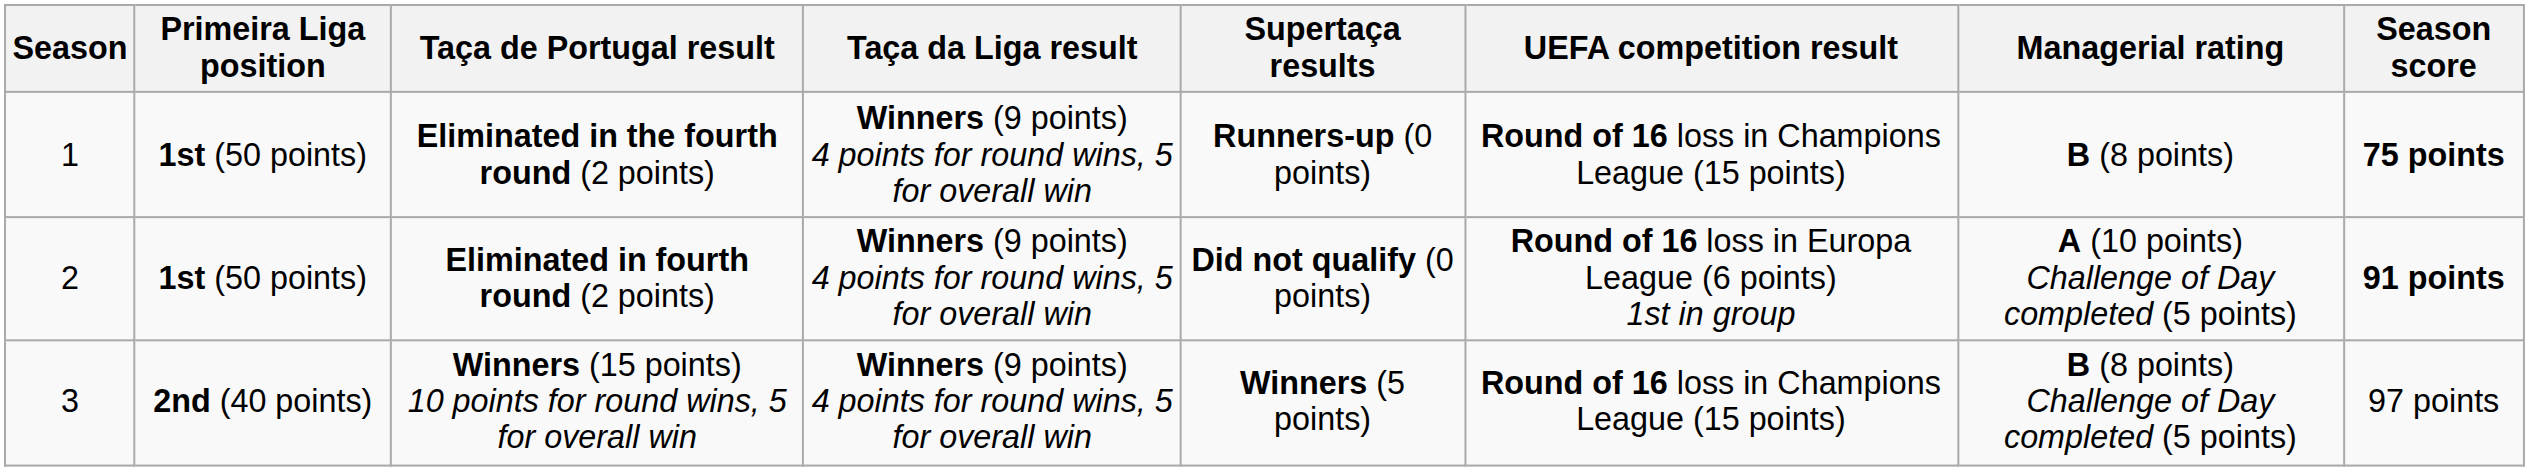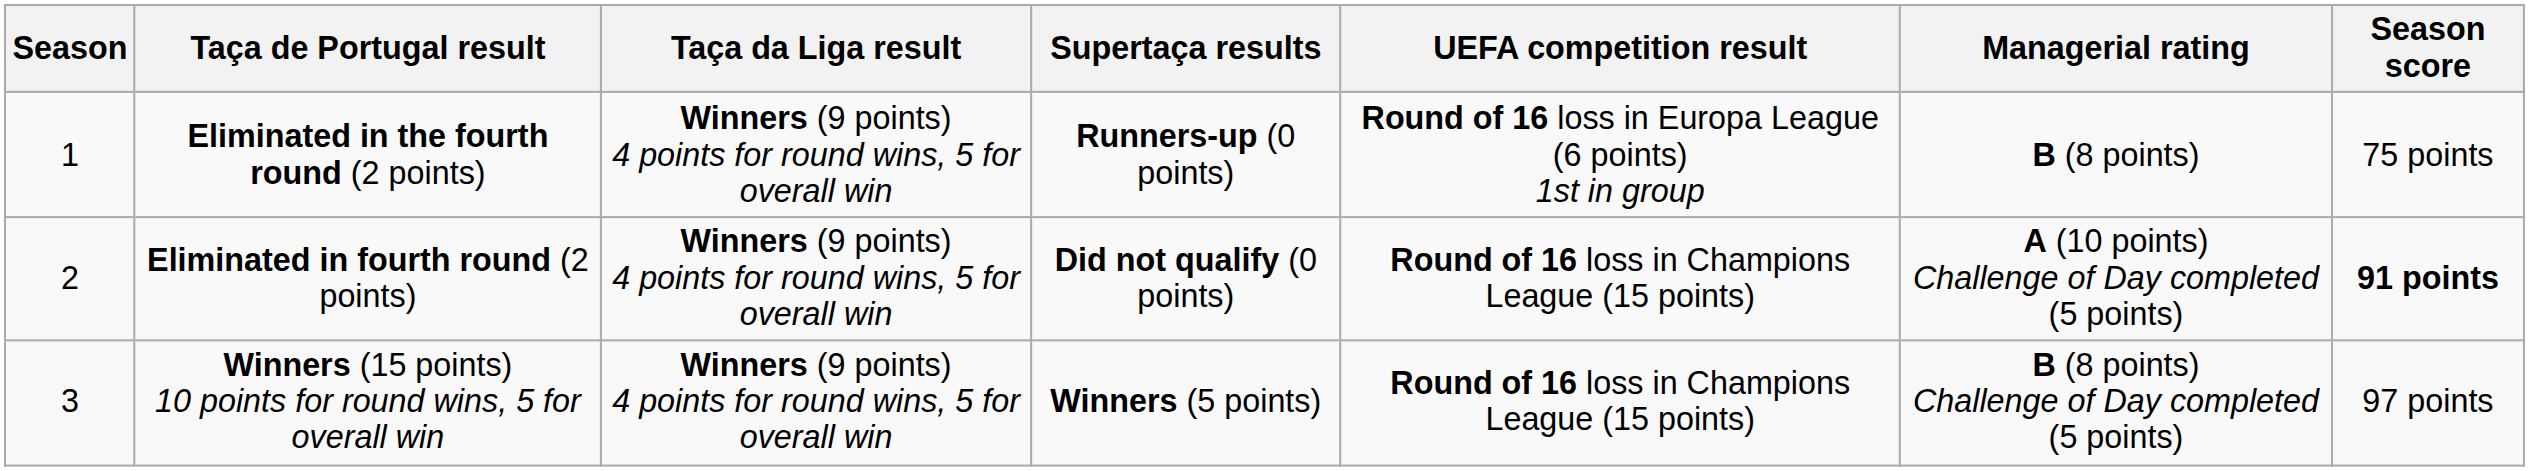- column: (263, 48)
(1711, 154) Round of 16 loss in Champions League (15 points) -> (1620, 154) Round of 16 loss in Europa League (6 points) 1st in group
(2434, 154) bold -> (2428, 154) normal
(1711, 278) Round of 16 loss in Europa League (6 points) 1st in group -> (1620, 278) Round of 16 loss in Champions League (15 points)
